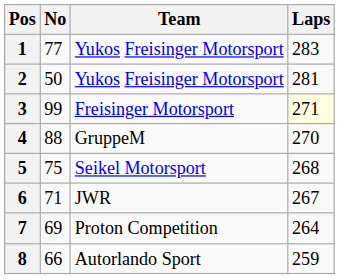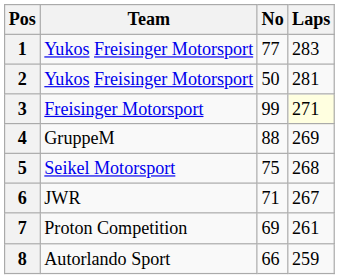columns swapped: (55, 19) <-> (179, 19)
(306, 138) 270 -> (306, 138) 269
(306, 228) 264 -> (306, 228) 261
